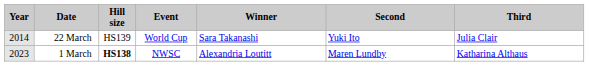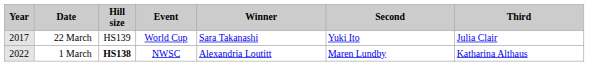(19, 38) 2014 -> (19, 38) 2017
(19, 53) 2023 -> (19, 53) 2022
